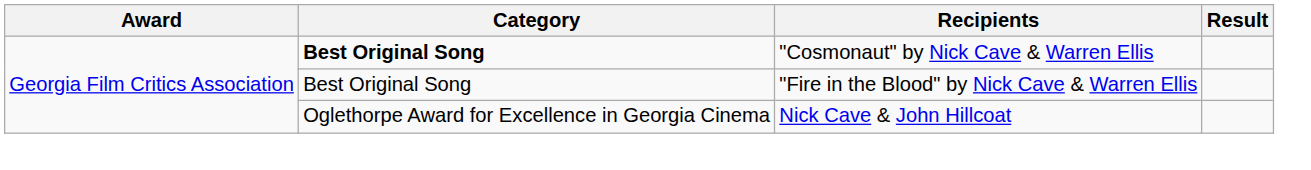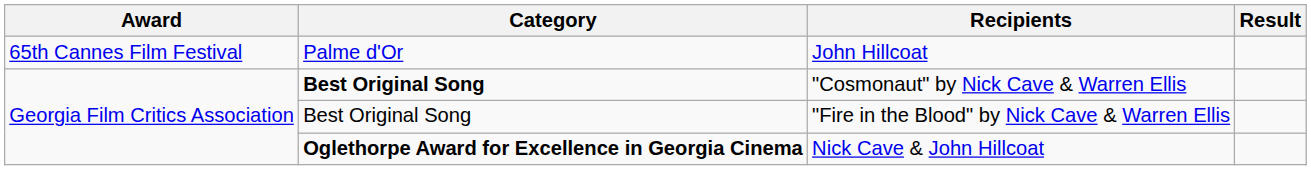+ row: (870, 52)
(537, 116) normal -> (553, 148) bold
